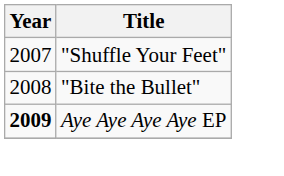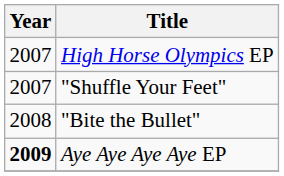+ row: (167, 54)
